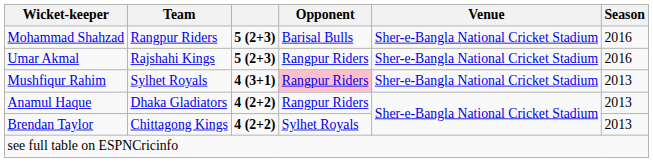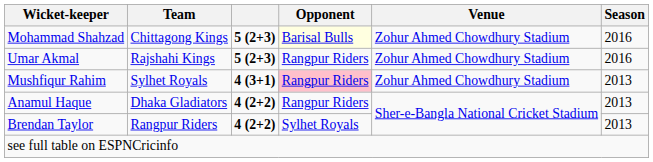(174, 37) Rangpur Riders -> (179, 37) Chittagong Kings
(317, 37) no background -> (317, 37) lightyellow background
(486, 37) Sher-e-Bangla National Cricket Stadium -> (472, 37) Zohur Ahmed Chowdhury Stadium
(486, 59) Sher-e-Bangla National Cricket Stadium -> (472, 59) Zohur Ahmed Chowdhury Stadium
(486, 80) Sher-e-Bangla National Cricket Stadium -> (472, 80) Zohur Ahmed Chowdhury Stadium
(179, 124) Chittagong Kings -> (174, 124) Rangpur Riders
